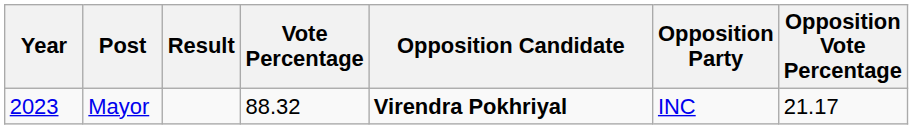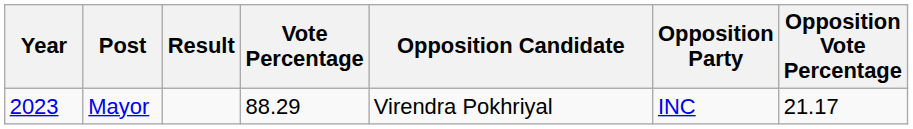(273, 105) 88.32 -> (273, 105) 88.29
(470, 105) bold -> (463, 105) normal
